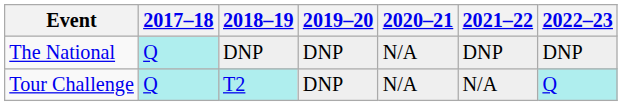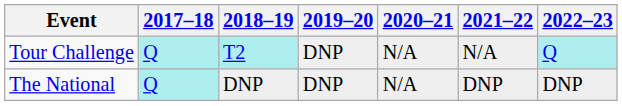rows swapped: (62, 52) <-> (72, 84)
